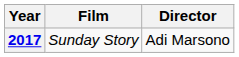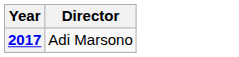- column: (93, 16)
